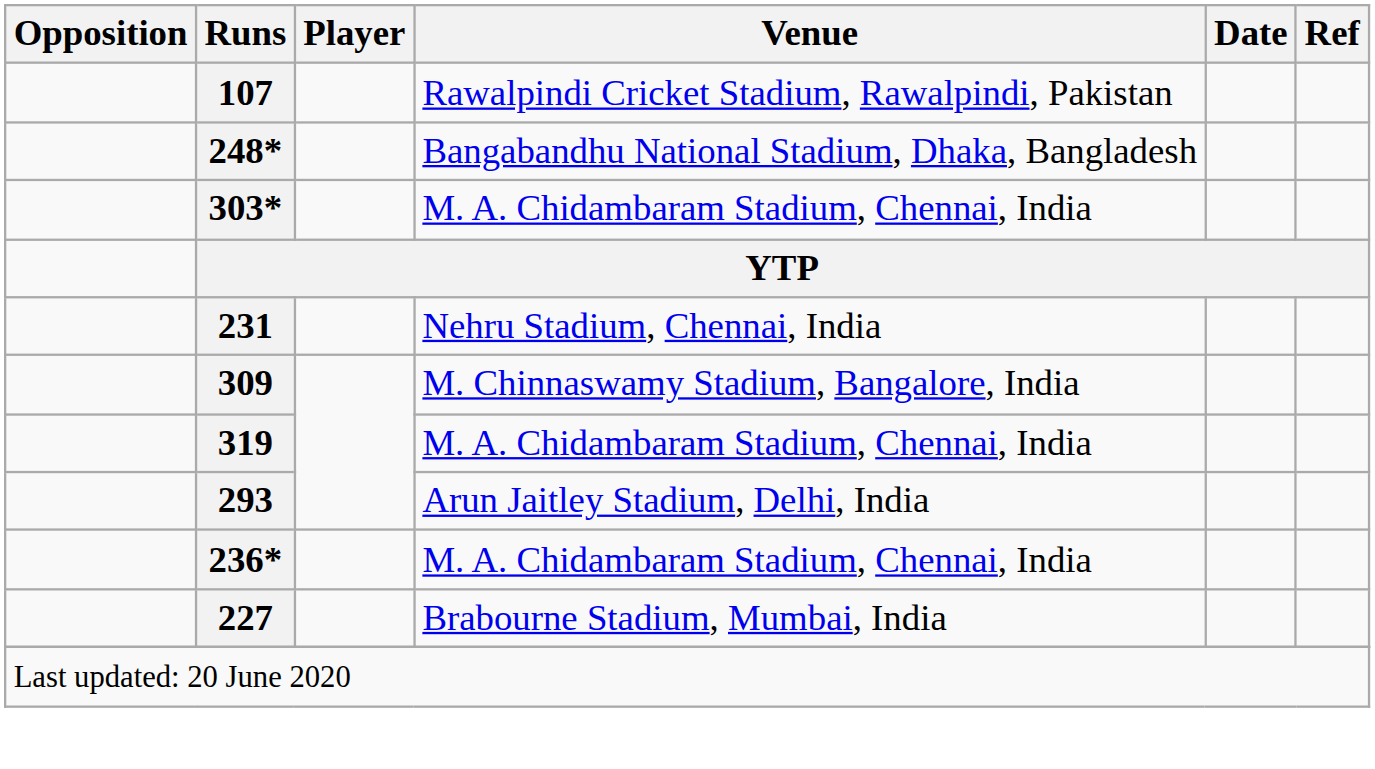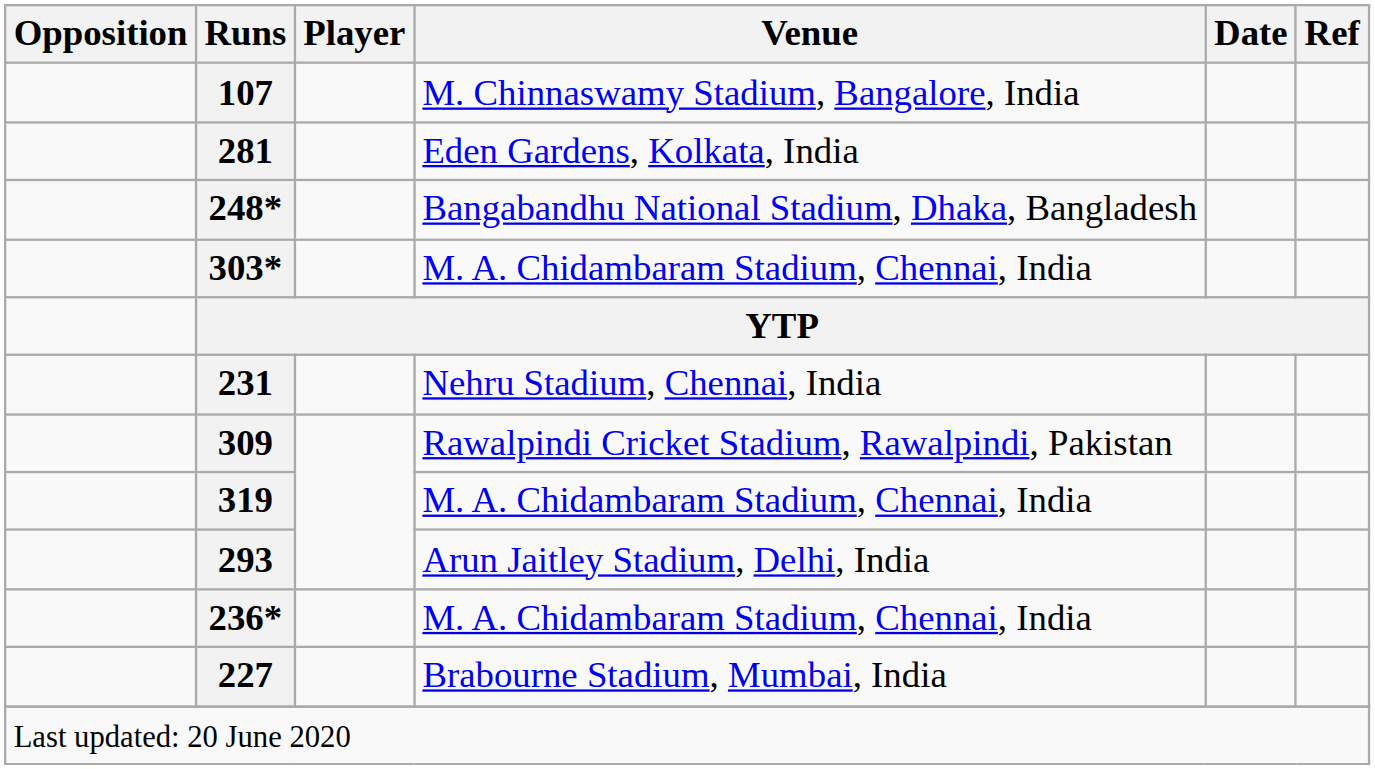(797, 92) Rawalpindi Cricket Stadium, Rawalpindi, Pakistan -> (751, 92) M. Chinnaswamy Stadium, Bangalore, India
+ row: (245, 150)
(751, 383) M. Chinnaswamy Stadium, Bangalore, India -> (797, 442) Rawalpindi Cricket Stadium, Rawalpindi, Pakistan
